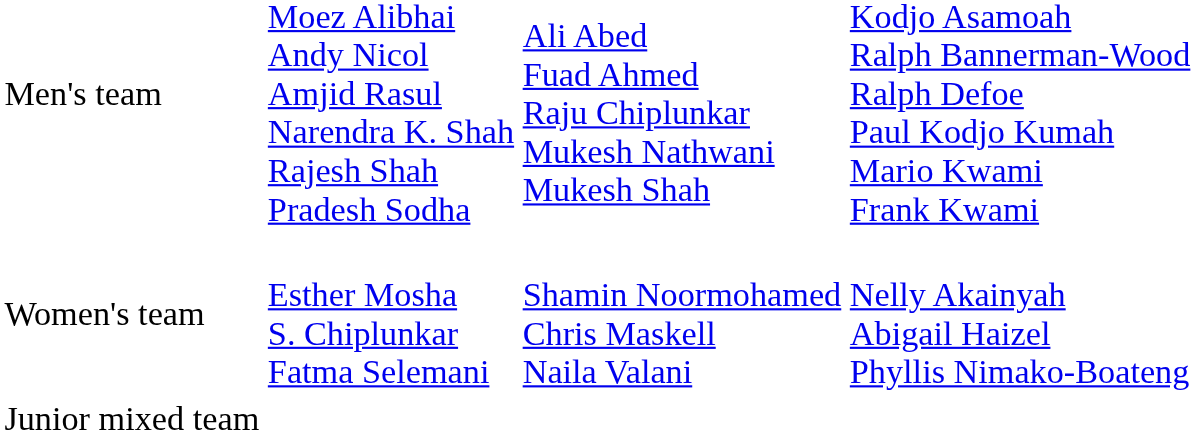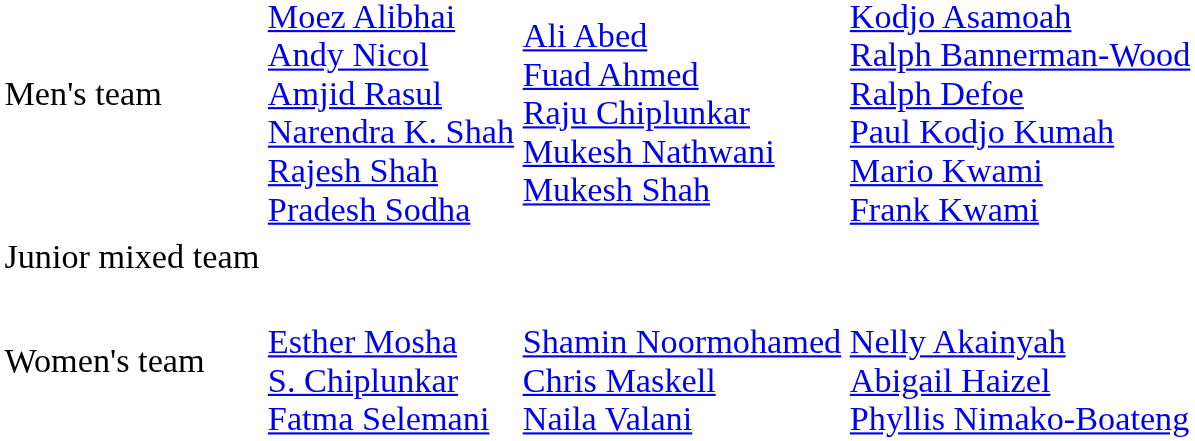rows swapped: (105, 314) <-> (132, 418)
